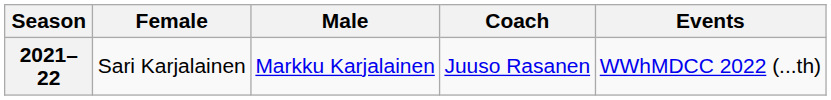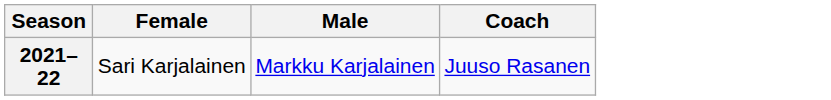- column: (710, 21)
